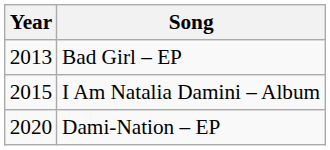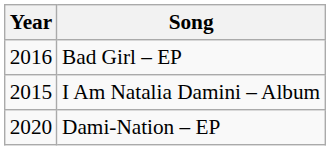(31, 57) 2013 -> (31, 57) 2016
